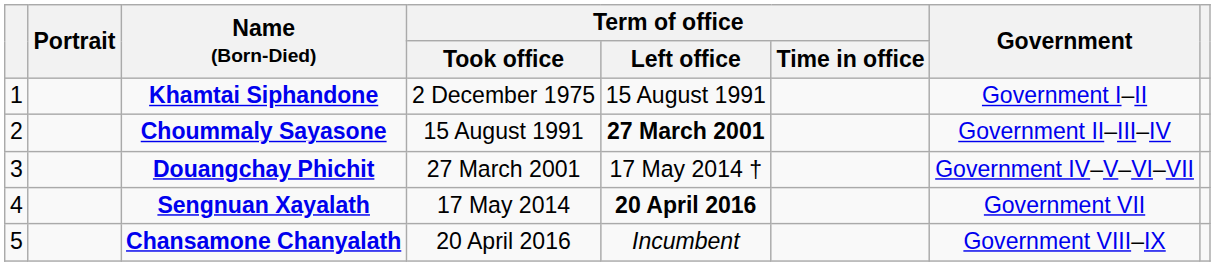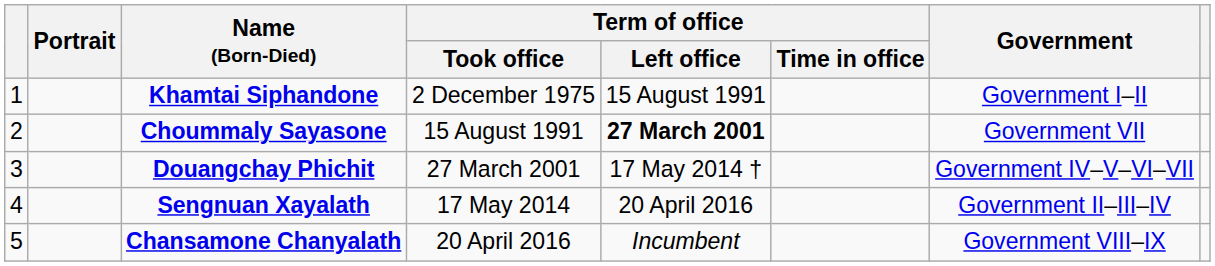(1065, 132) Government II–III–IV -> (1065, 132) Government VII
(686, 205) bold -> (686, 205) normal
(1065, 205) Government VII -> (1065, 205) Government II–III–IV
